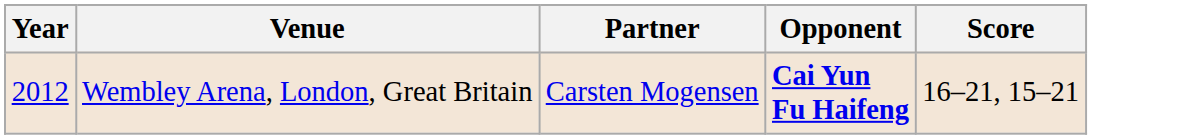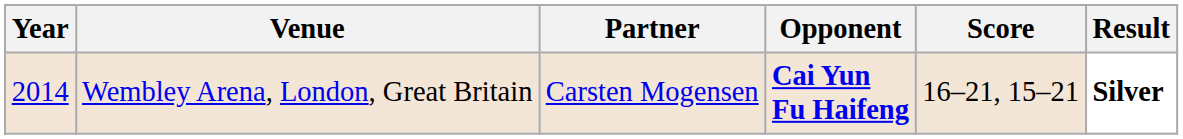+ column: (1131, 28)
(40, 92) 2012 -> (40, 92) 2014
